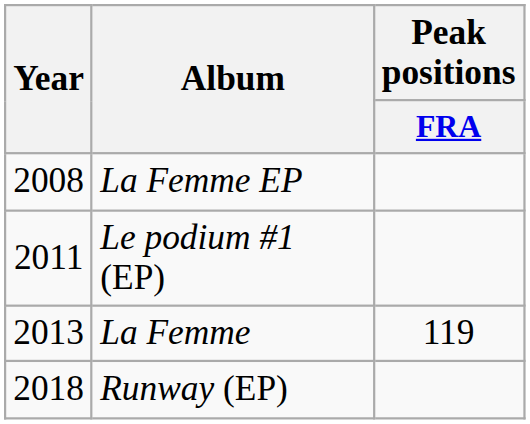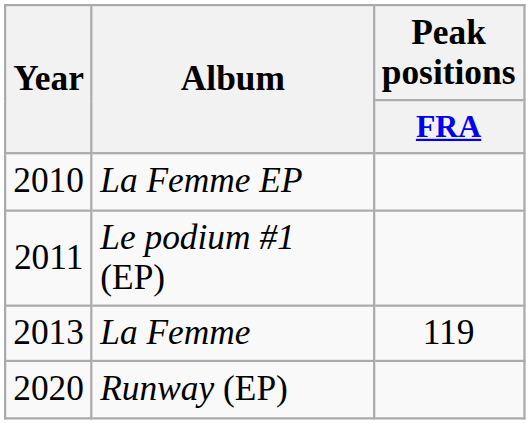(49, 180) 2008 -> (49, 180) 2010
(49, 388) 2018 -> (49, 388) 2020
